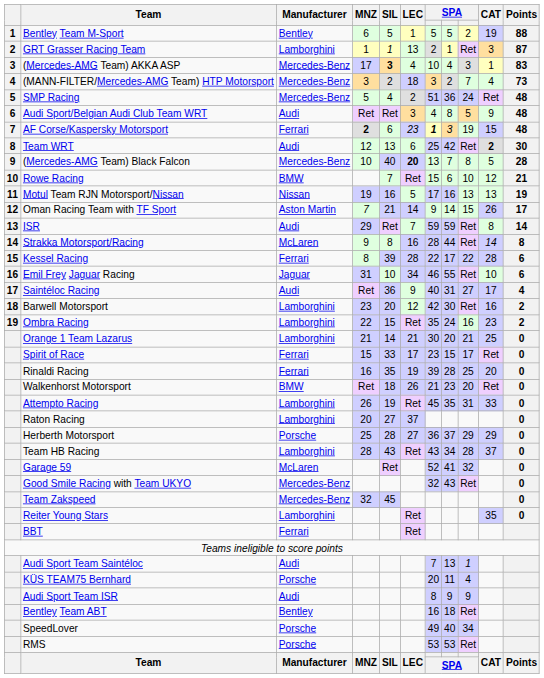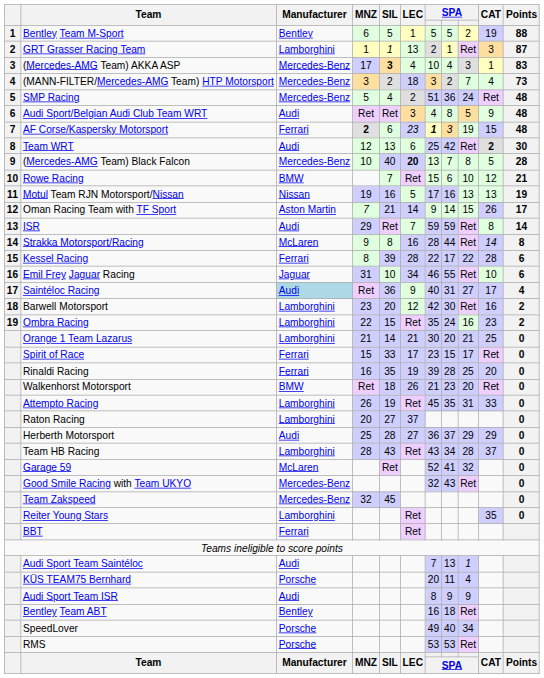(289, 290) no background -> (289, 290) lightblue background
(297, 435) Porsche -> (289, 435) Audi
